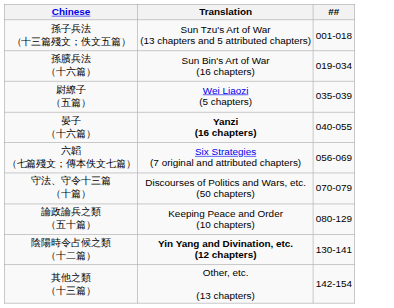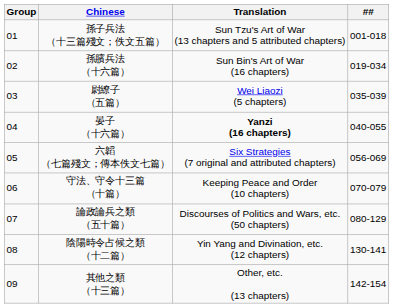+ column: (21, 12)
(226, 188) Discourses of Politics and Wars, etc. (50 chapters) -> (260, 188) Keeping Peace and Order (10 chapters)
(226, 219) Keeping Peace and Order (10 chapters) -> (260, 219) Discourses of Politics and Wars, etc. (50 chapters)
(226, 249) bold -> (260, 249) normal
